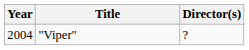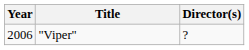(20, 34) 2004 -> (20, 34) 2006
